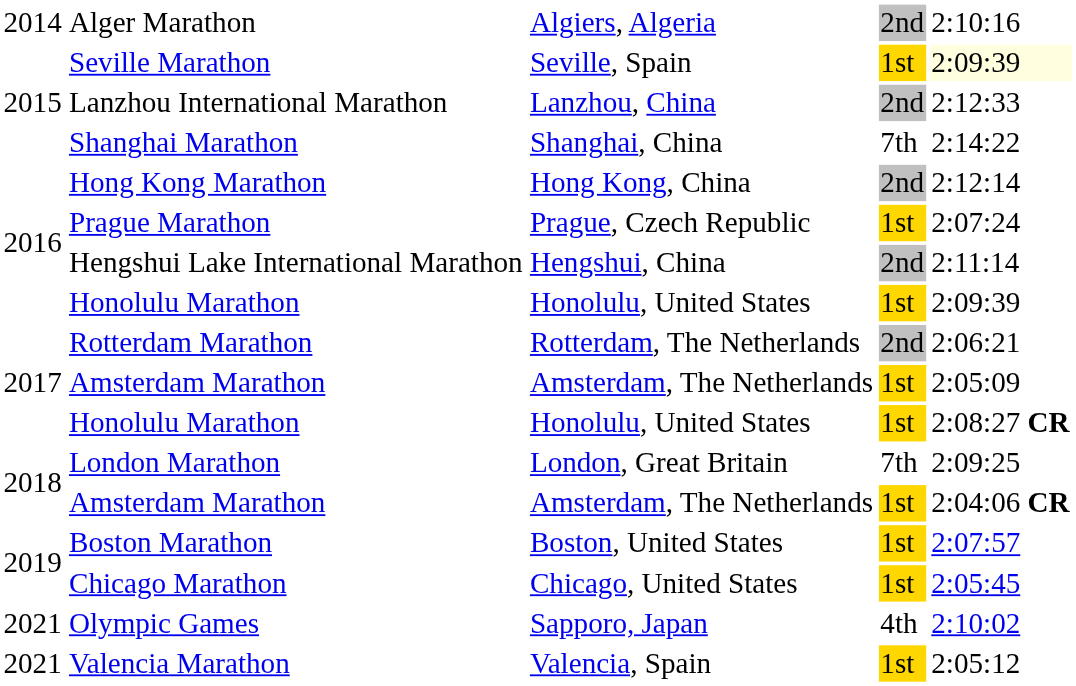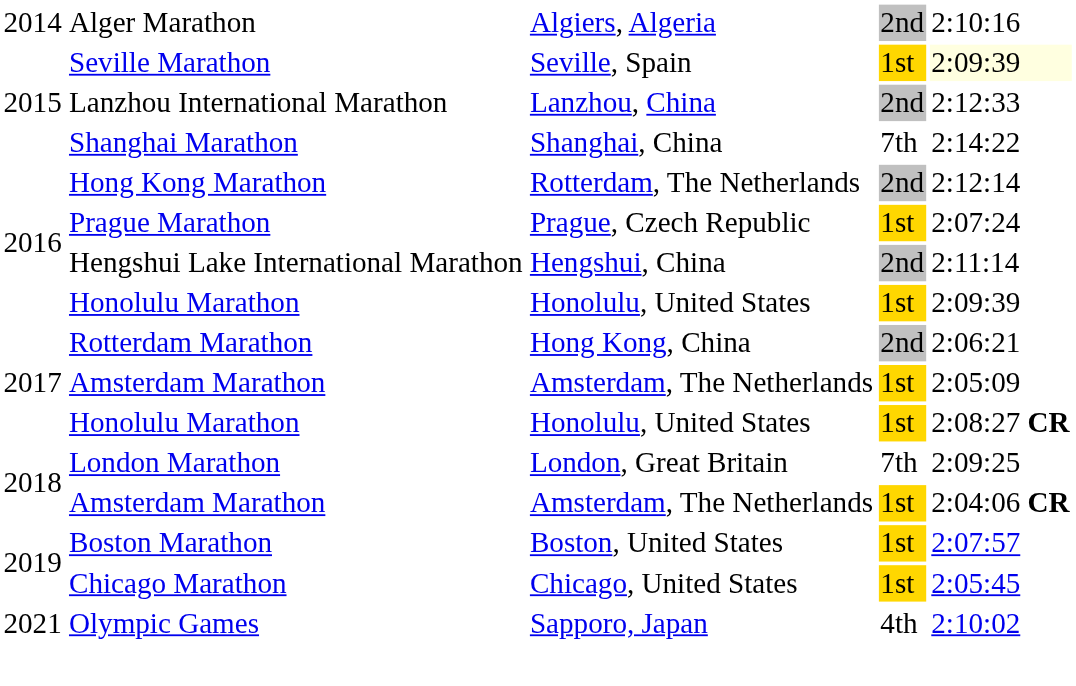(640, 182) Hong Kong, China -> (695, 182) Rotterdam, The Netherlands
(695, 342) Rotterdam, The Netherlands -> (640, 342) Hong Kong, China
- row: (33, 663)
